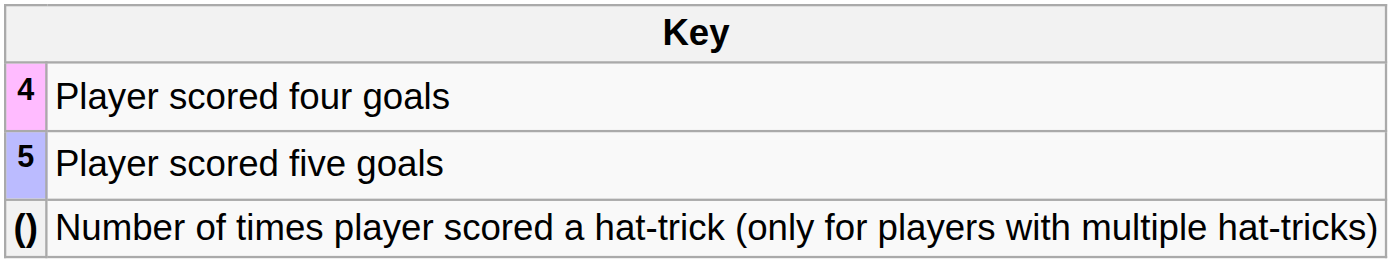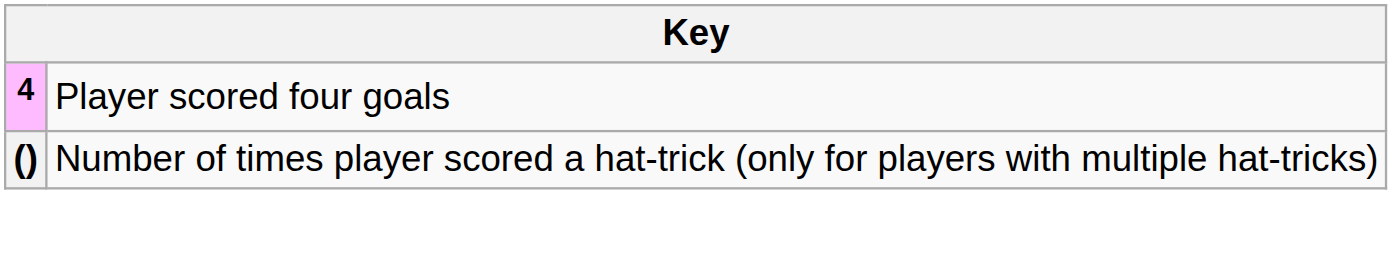- row: (26, 157)
